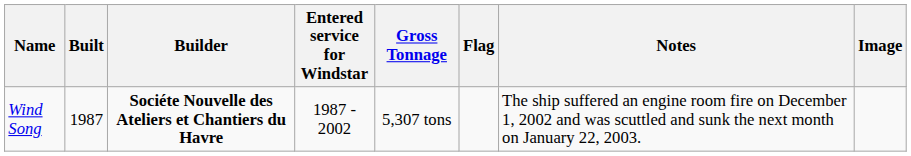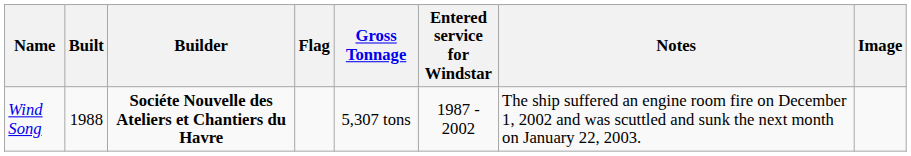columns swapped: (334, 45) <-> (479, 45)
(86, 118) 1987 -> (86, 118) 1988
